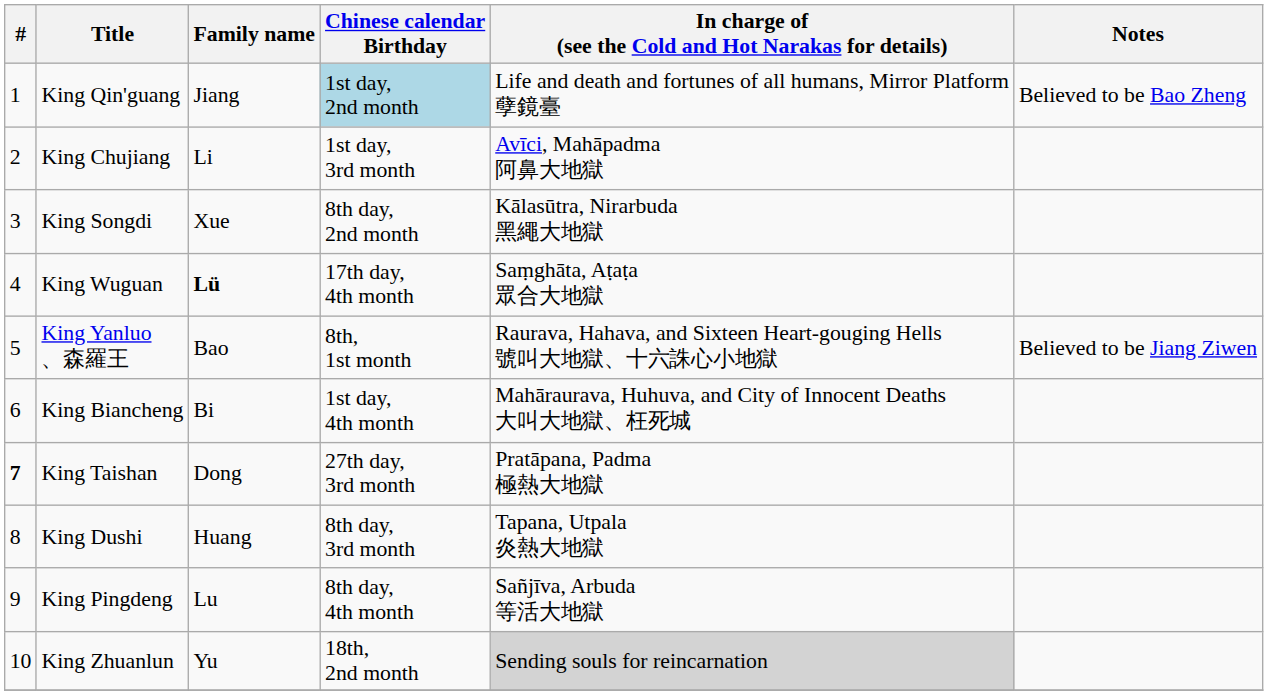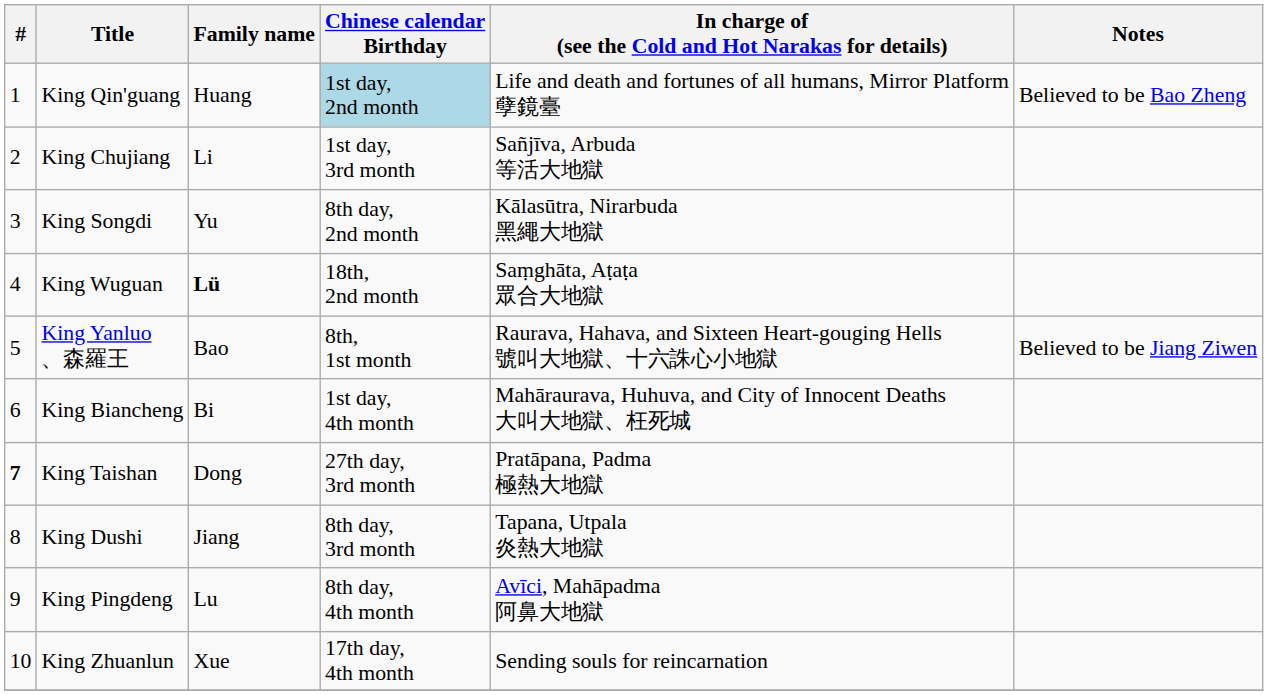(216, 95) Jiang -> (223, 95) Huang
(578, 156) Avīci, Mahāpadma 阿鼻大地獄 -> (565, 156) Sañjīva, Arbuda 等活大地獄
(212, 221) Xue -> (206, 221) Yu
(369, 284) 17th day, 4th month -> (372, 284) 18th, 2nd month
(223, 536) Huang -> (216, 536) Jiang
(565, 598) Sañjīva, Arbuda 等活大地獄 -> (578, 598) Avīci, Mahāpadma 阿鼻大地獄
(206, 660) Yu -> (212, 660) Xue
(372, 660) 18th, 2nd month -> (369, 660) 17th day, 4th month
(632, 660) lightgrey background -> (632, 660) no background
